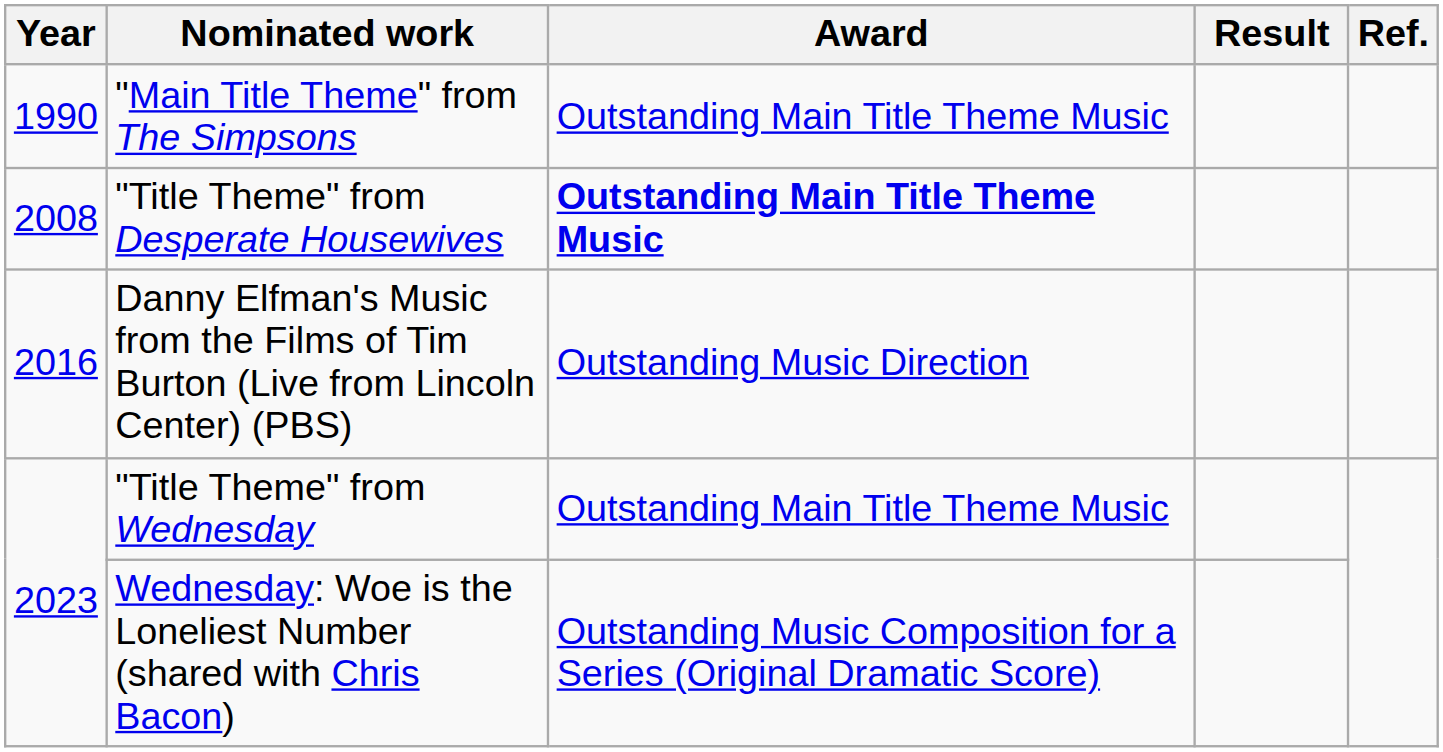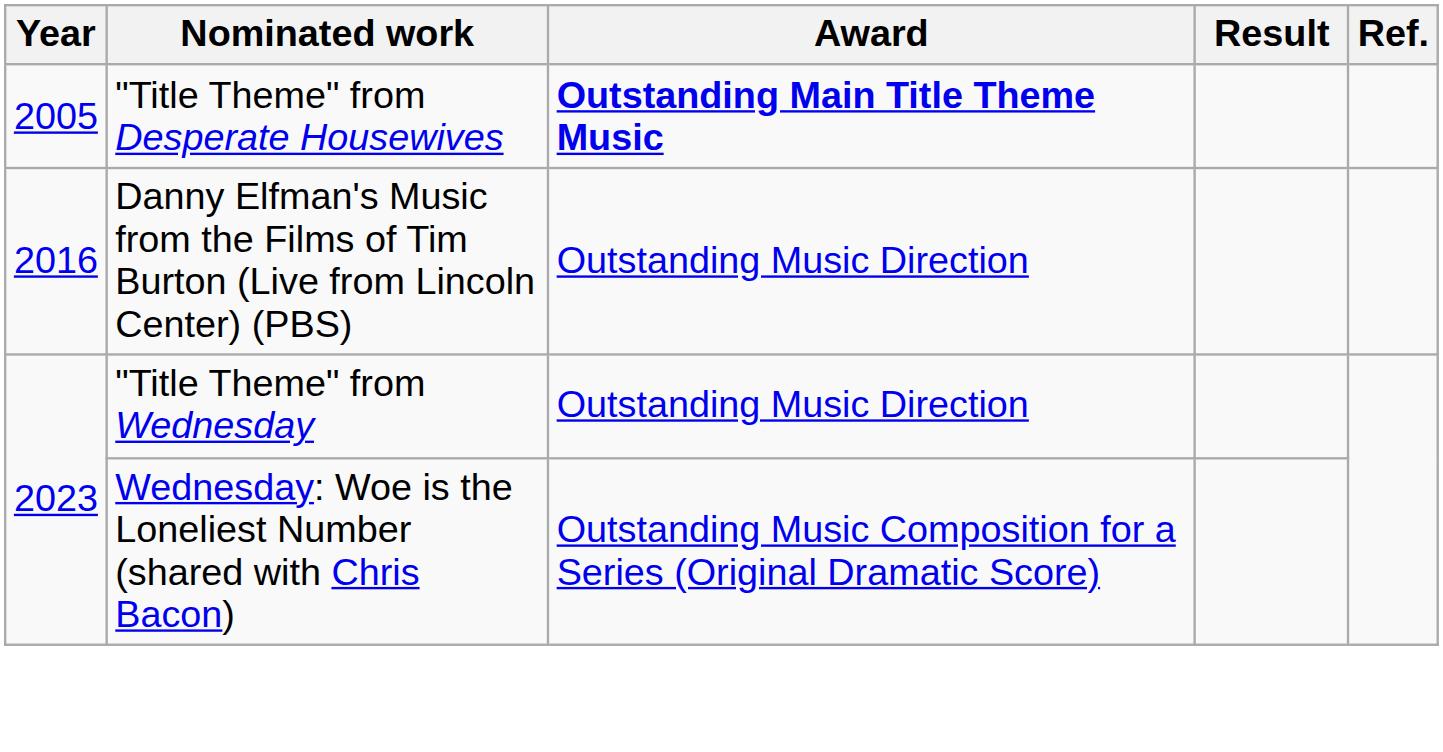- row: (316, 115)
(56, 217) 2008 -> (56, 115) 2005
(863, 507) Outstanding Main Title Theme Music -> (793, 405) Outstanding Music Direction
